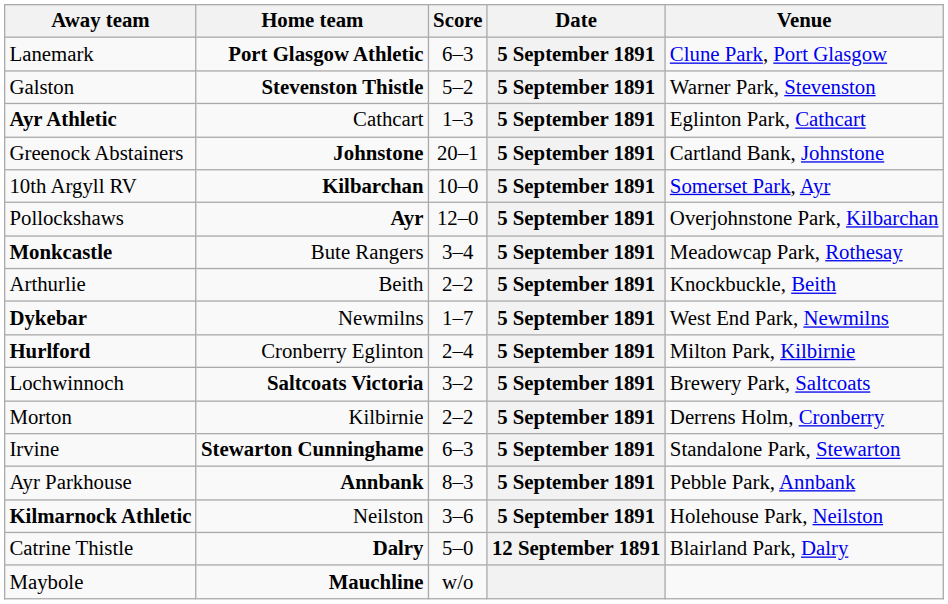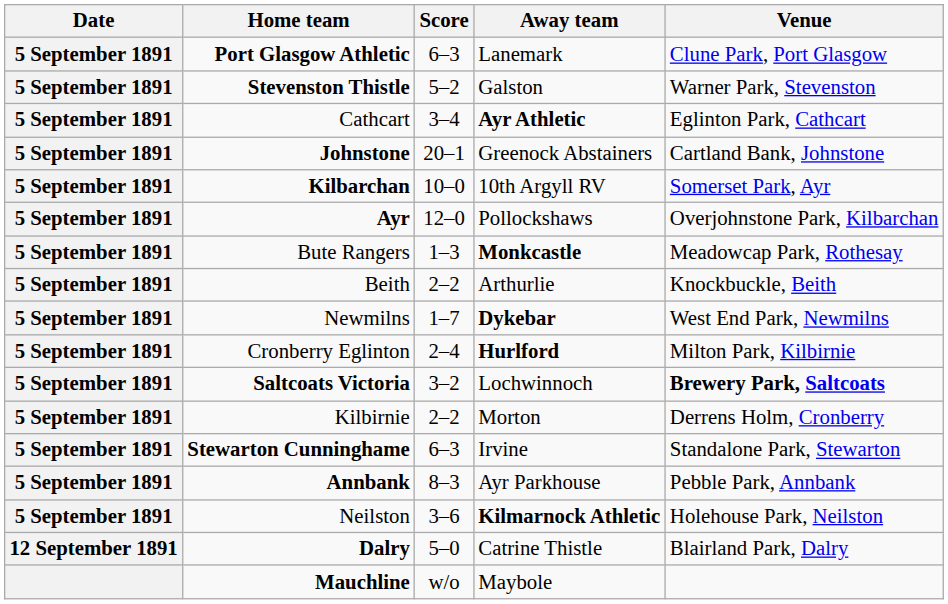columns swapped: (576, 20) <-> (100, 20)
(458, 119) 1–3 -> (444, 119) 3–4
(458, 251) 3–4 -> (444, 251) 1–3
(770, 383) normal -> (777, 383) bold
